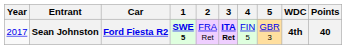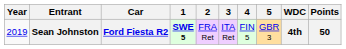(17, 32) 2017 -> (17, 32) 2019
(229, 32) bold -> (228, 32) normal
(325, 32) 40 -> (325, 32) 50
